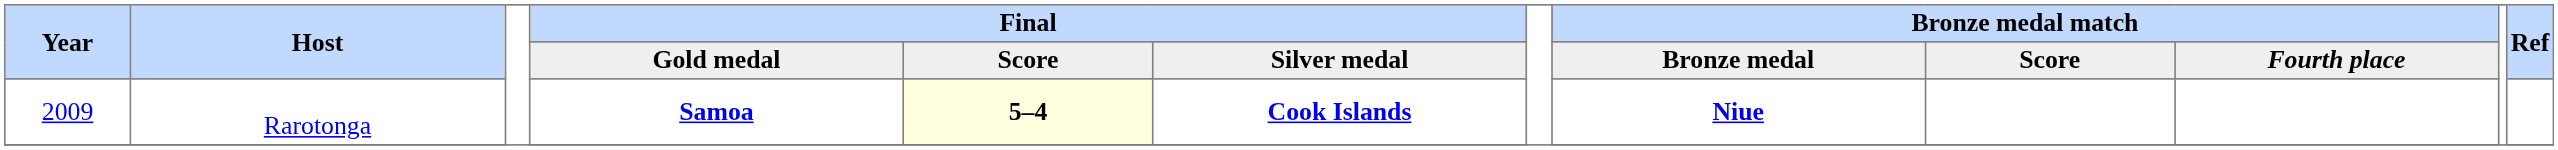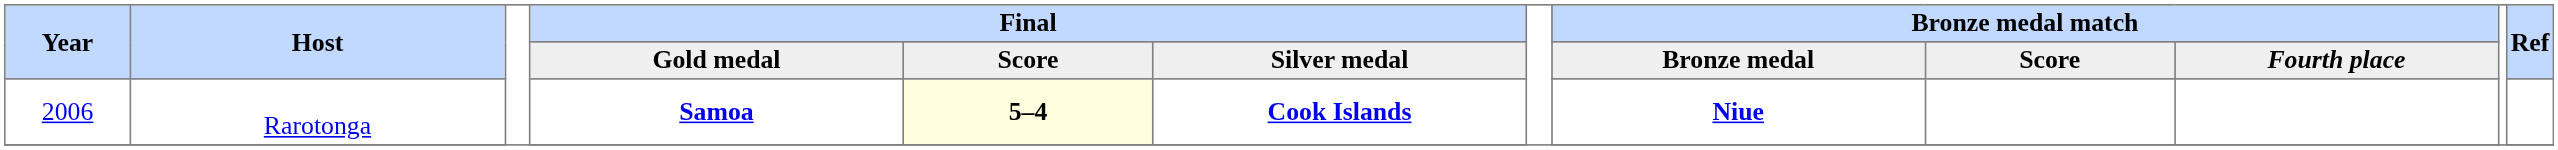(68, 111) 2009 -> (68, 111) 2006
